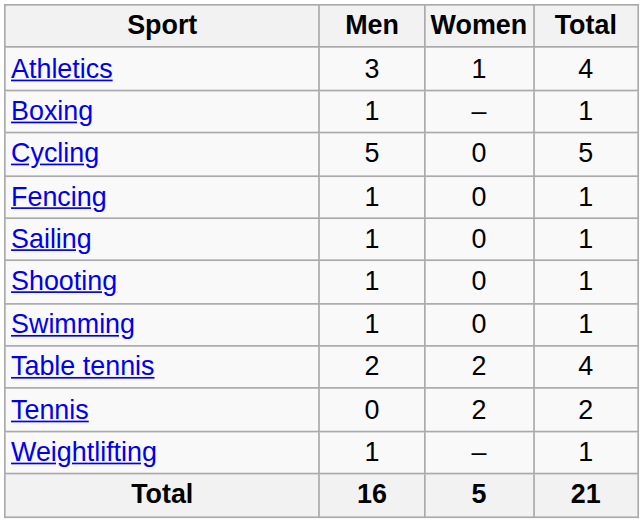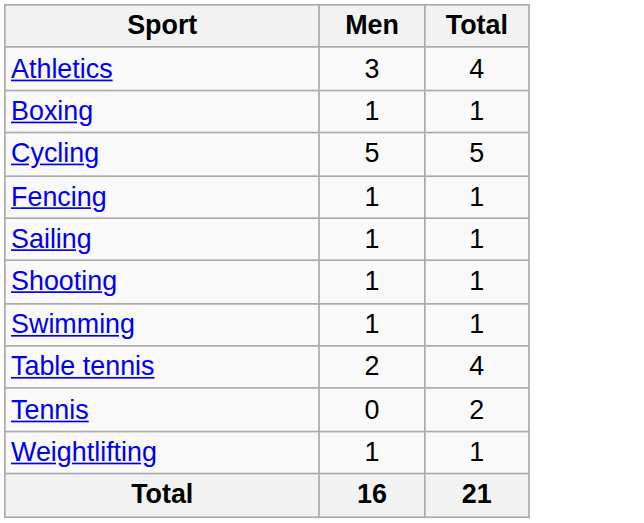- column: (479, 25)
